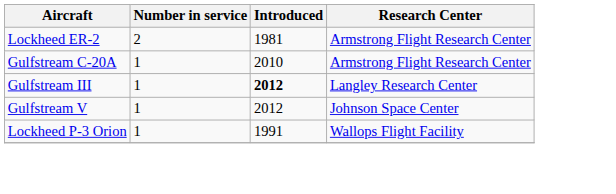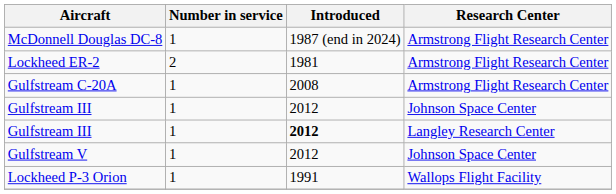+ row: (85, 39)
(268, 62) 2010 -> (304, 85) 2008
+ row: (50, 108)
